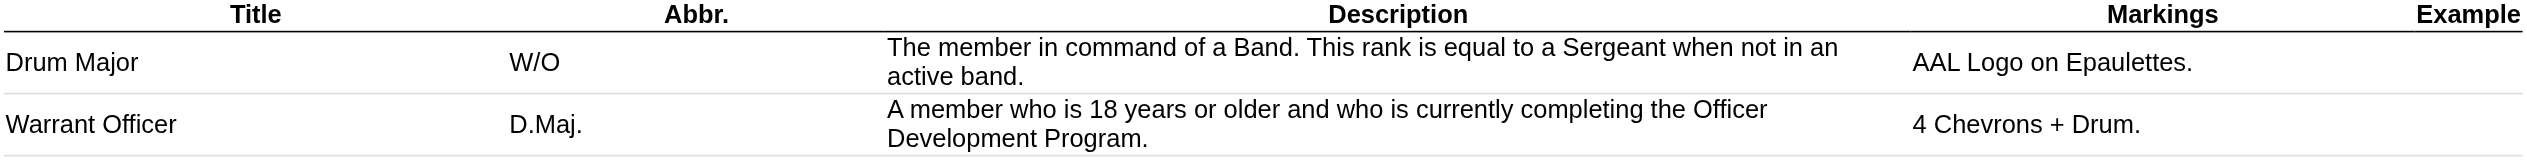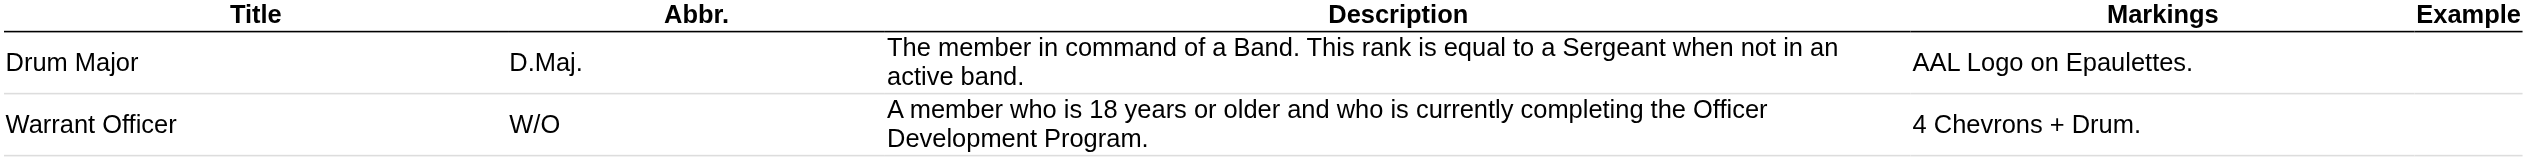(535, 62) W/O -> (546, 62) D.Maj.
(546, 124) D.Maj. -> (535, 124) W/O
